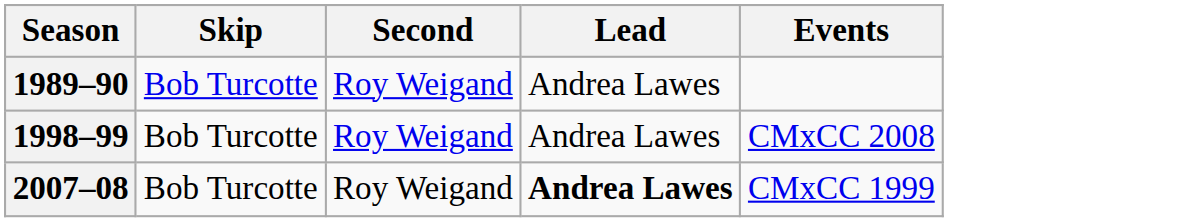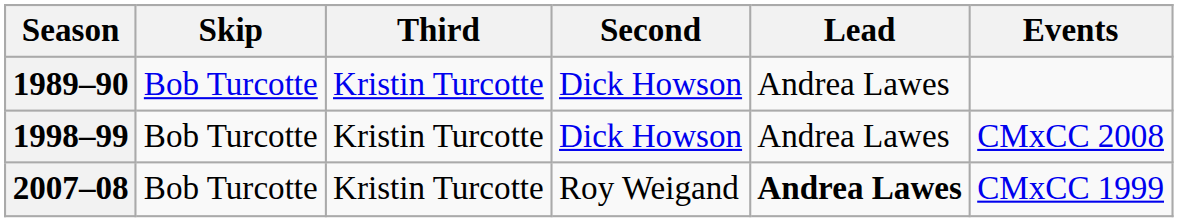+ column: (438, 30)
(423, 83) Roy Weigand -> (651, 83) Dick Howson
(423, 135) Roy Weigand -> (651, 135) Dick Howson
